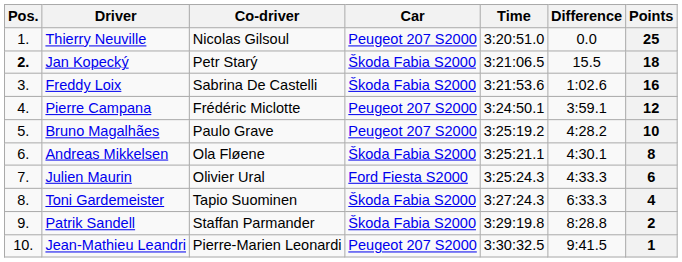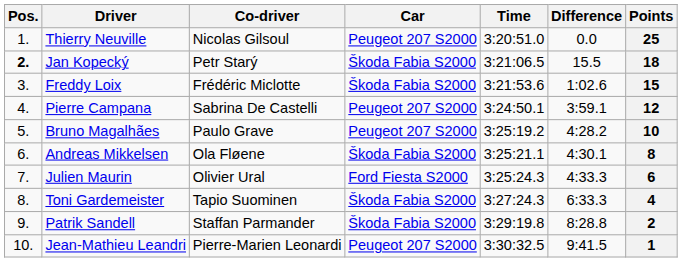(255, 85) Sabrina De Castelli -> (247, 85) Frédéric Miclotte
(651, 85) 16 -> (651, 85) 15
(247, 108) Frédéric Miclotte -> (255, 108) Sabrina De Castelli
